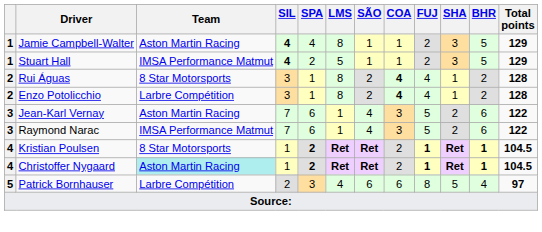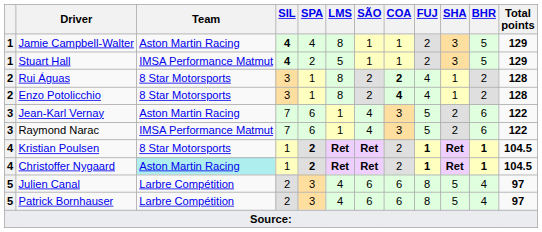(399, 78) 4 -> (399, 78) 2
(187, 95) Larbre Compétition -> (185, 95) 8 Star Motorsports
+ row: (49, 183)
